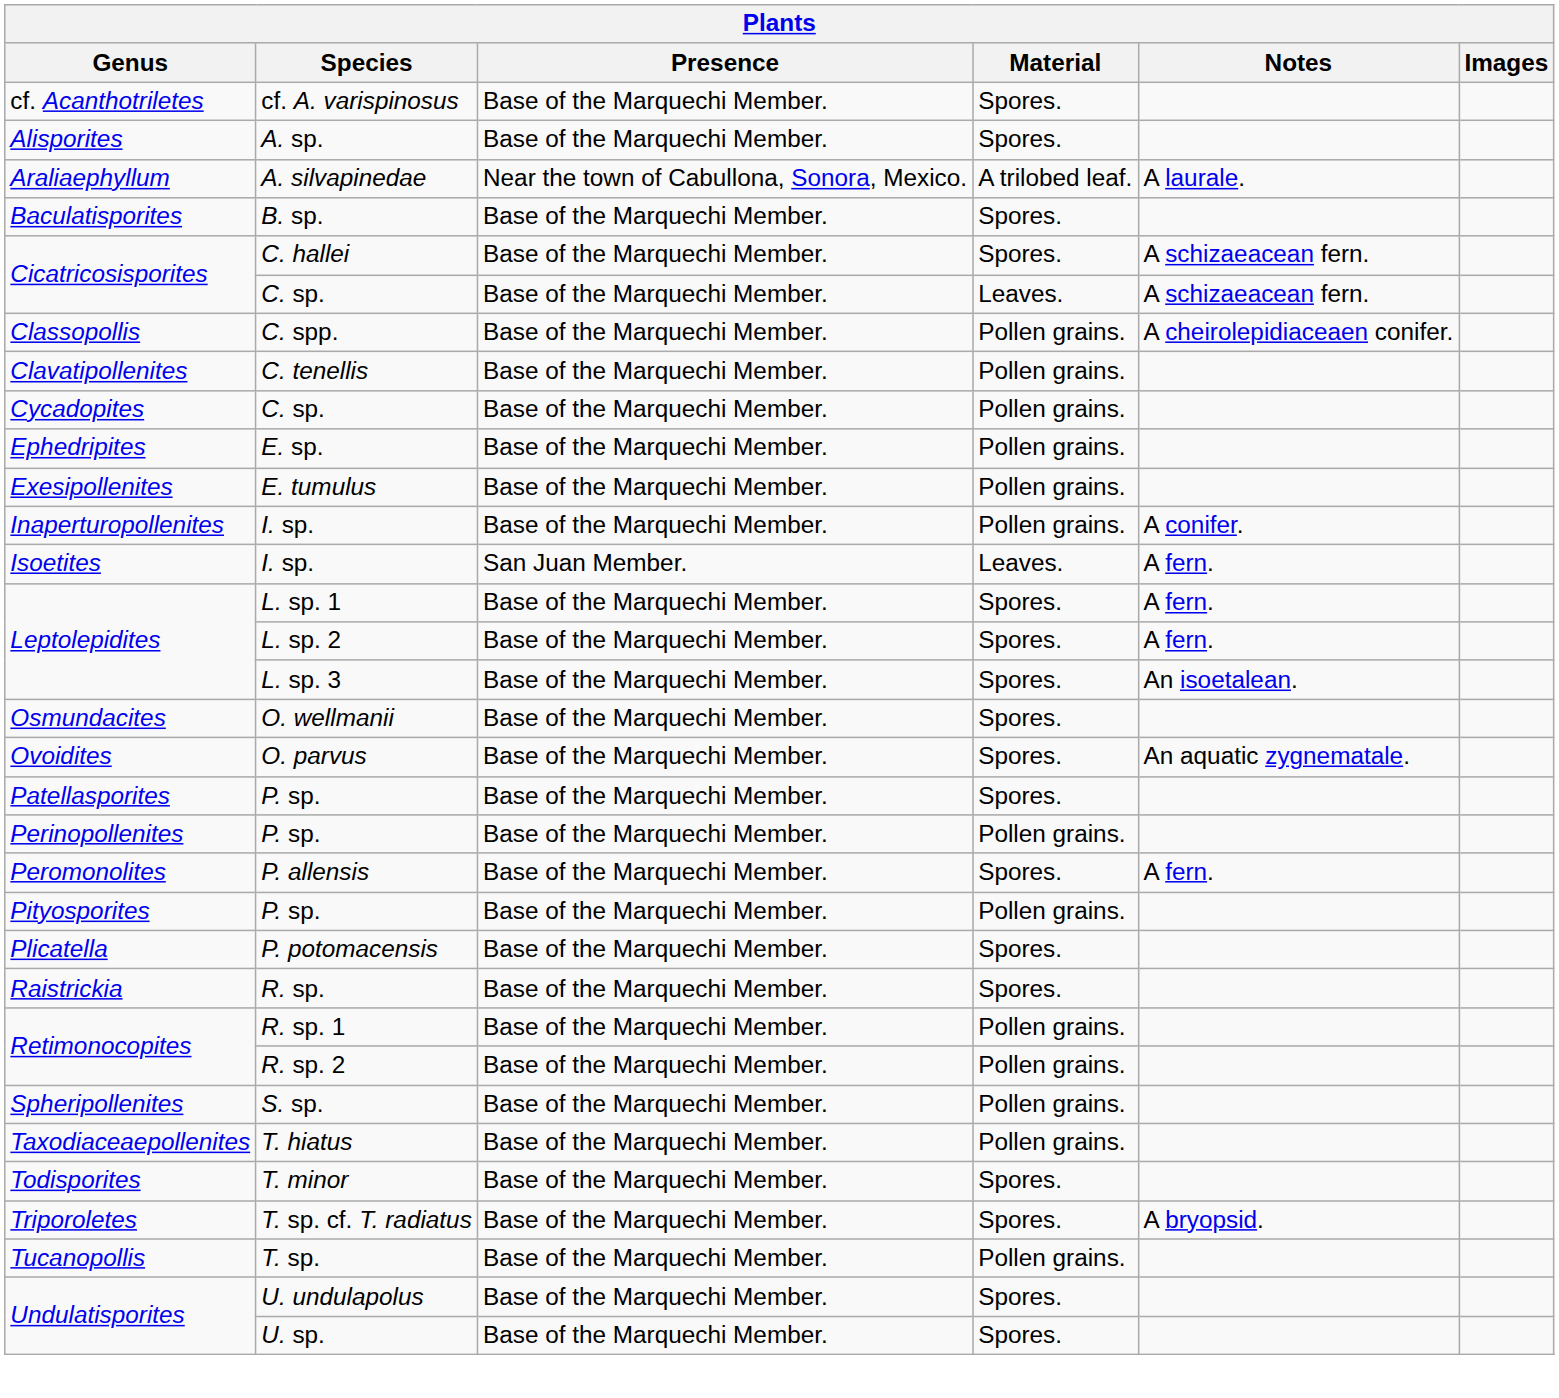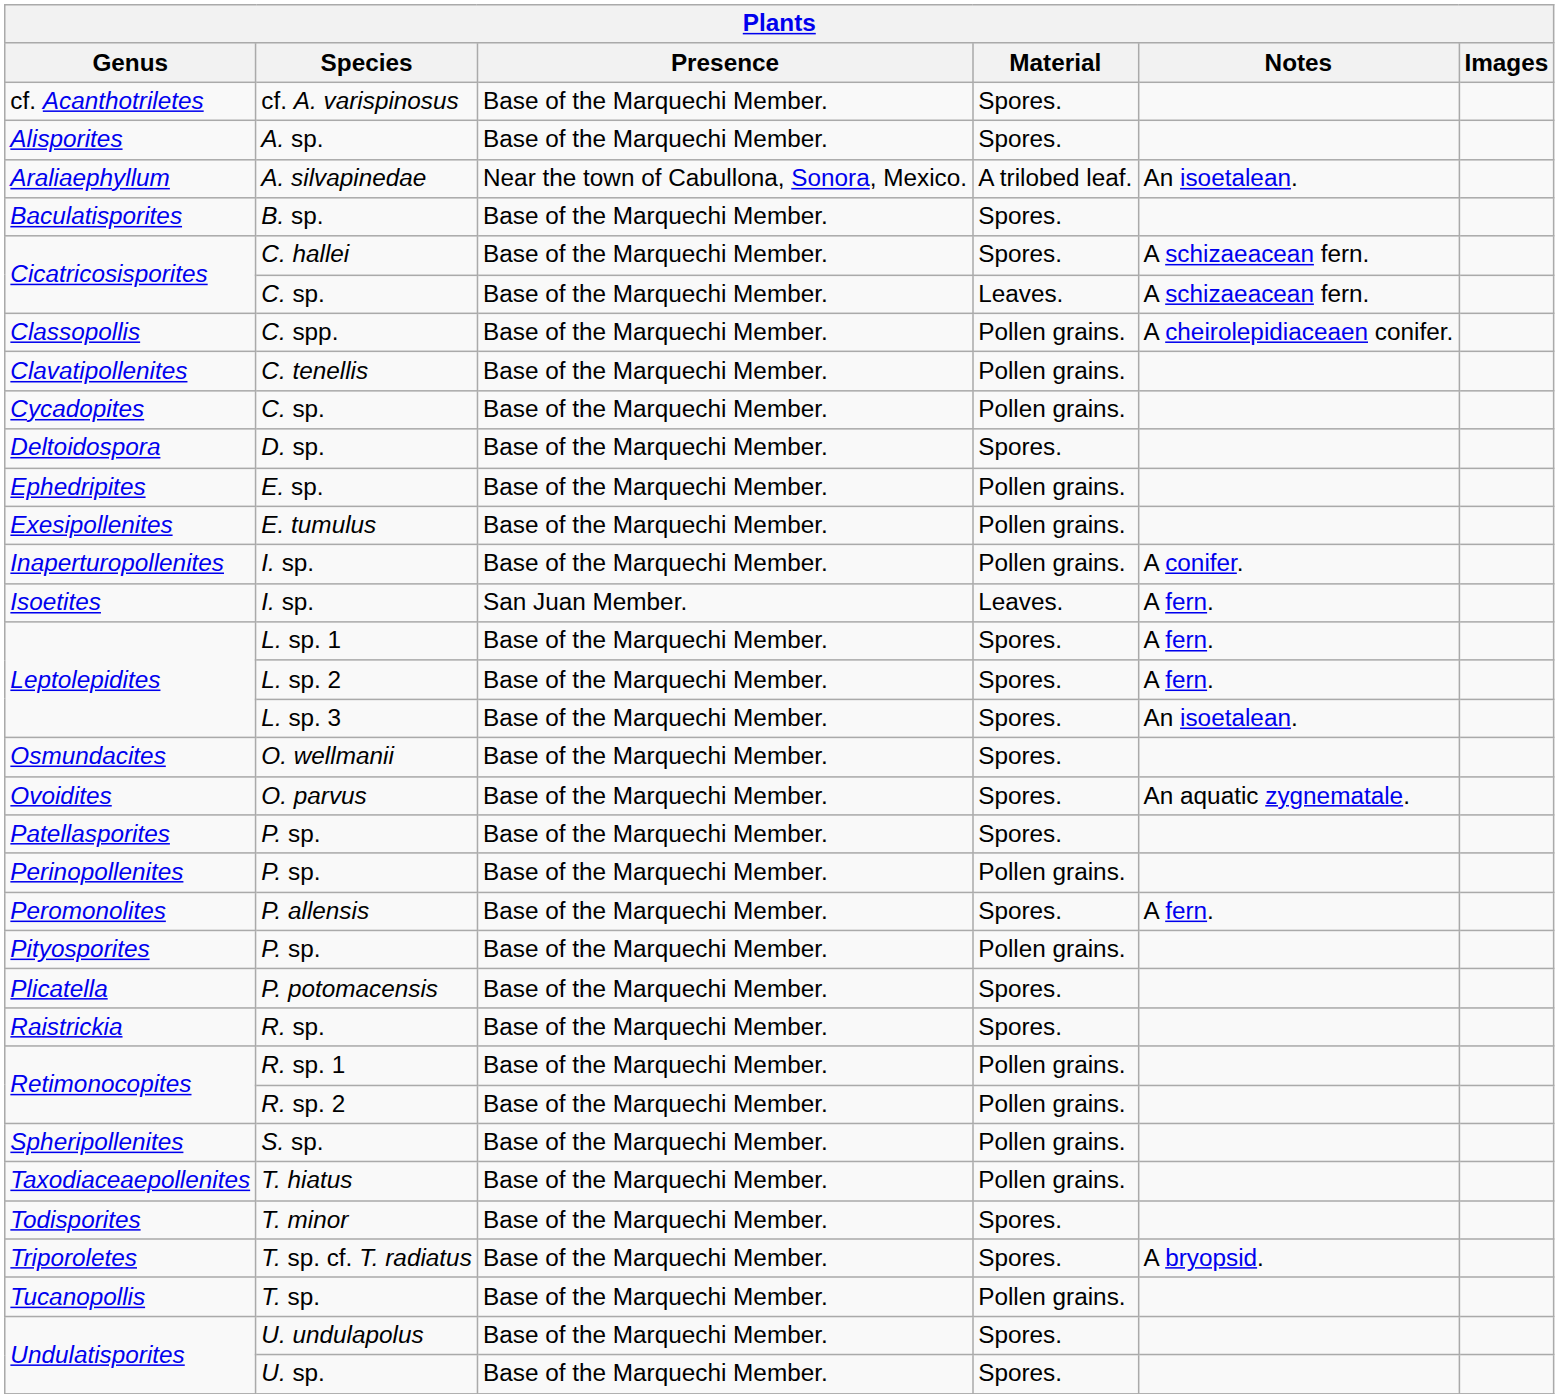(1194, 178) A laurale. -> (1221, 178) An isoetalean.
+ row: (85, 448)
